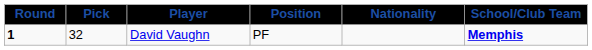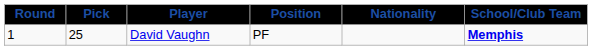(11, 34) bold -> (11, 34) normal
(76, 34) 32 -> (76, 34) 25
